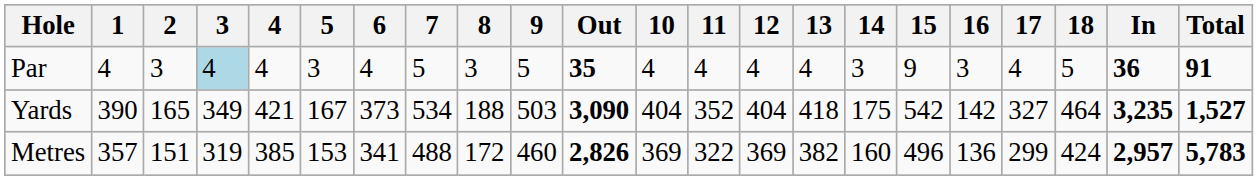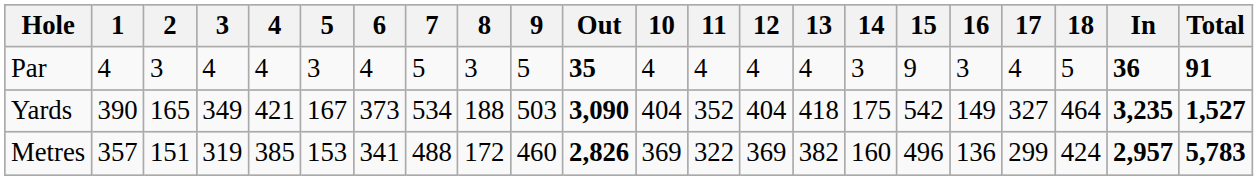(209, 68) lightblue background -> (209, 68) no background
(976, 110) 142 -> (976, 110) 149
